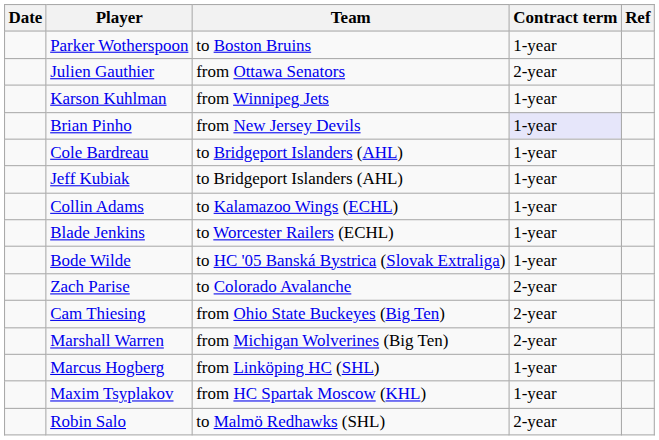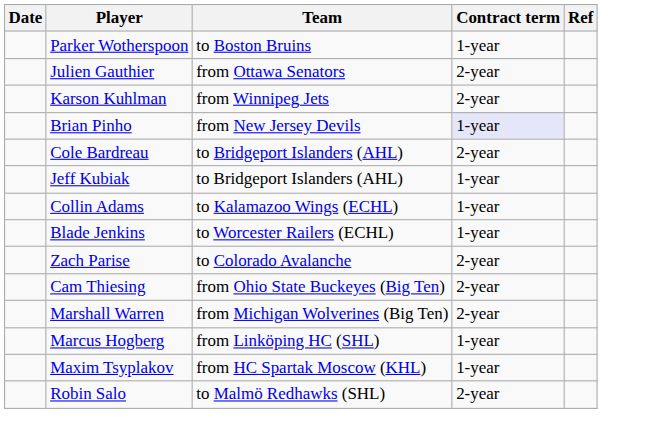(535, 98) 1-year -> (478, 98) 2-year
(535, 152) 1-year -> (478, 152) 2-year
- row: (90, 260)
